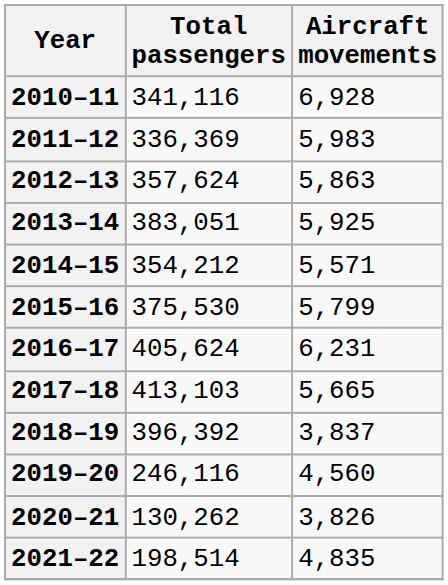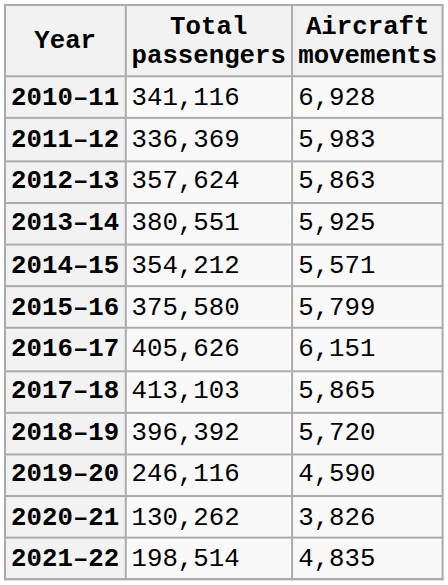(186, 223) 383,051 -> (186, 223) 380,551
(186, 307) 375,530 -> (186, 307) 375,580
(186, 349) 405,624 -> (186, 349) 405,626
(337, 349) 6,231 -> (337, 349) 6,151
(337, 391) 5,665 -> (337, 391) 5,865
(337, 433) 3,837 -> (337, 433) 5,720
(337, 475) 4,560 -> (337, 475) 4,590
